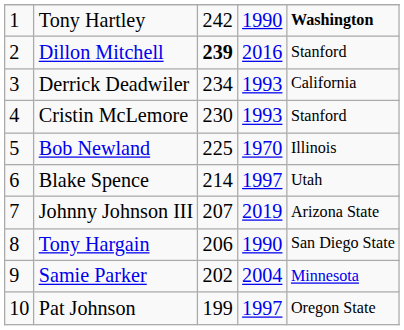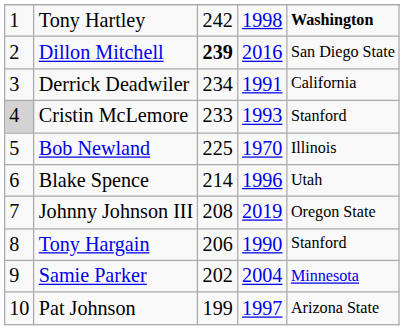(262, 20) 1990 -> (262, 20) 1998
(319, 52) Stanford -> (343, 52) San Diego State
(262, 84) 1993 -> (262, 84) 1991
(14, 116) no background -> (14, 116) lightgrey background
(218, 116) 230 -> (218, 116) 233
(262, 180) 1997 -> (262, 180) 1996
(218, 212) 207 -> (218, 212) 208
(335, 212) Arizona State -> (333, 212) Oregon State
(343, 244) San Diego State -> (319, 244) Stanford
(333, 308) Oregon State -> (335, 308) Arizona State
